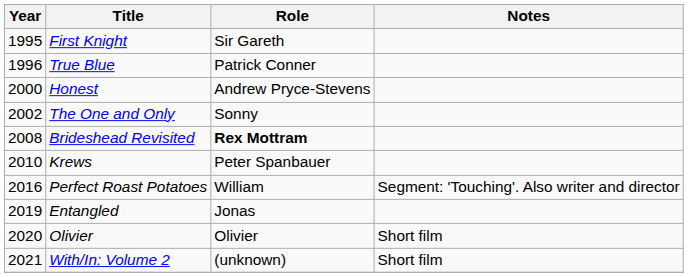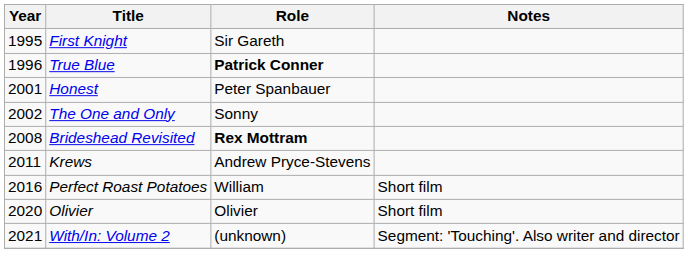(265, 65) normal -> (269, 65) bold
(25, 89) 2000 -> (25, 89) 2001
(292, 89) Andrew Pryce-Stevens -> (272, 89) Peter Spanbauer
(25, 162) 2010 -> (25, 162) 2011
(272, 162) Peter Spanbauer -> (292, 162) Andrew Pryce-Stevens
(529, 187) Segment: 'Touching'. Also writer and director -> (410, 187) Short film
- row: (84, 211)
(410, 260) Short film -> (529, 235) Segment: 'Touching'. Also writer and director
